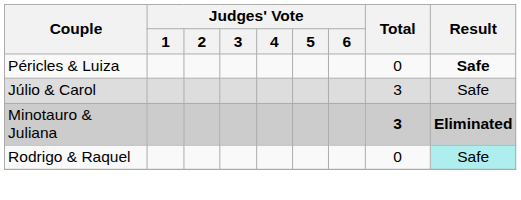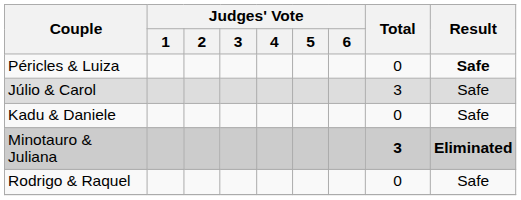+ row: (62, 115)
(473, 157) paleturquoise background -> (473, 181) no background
